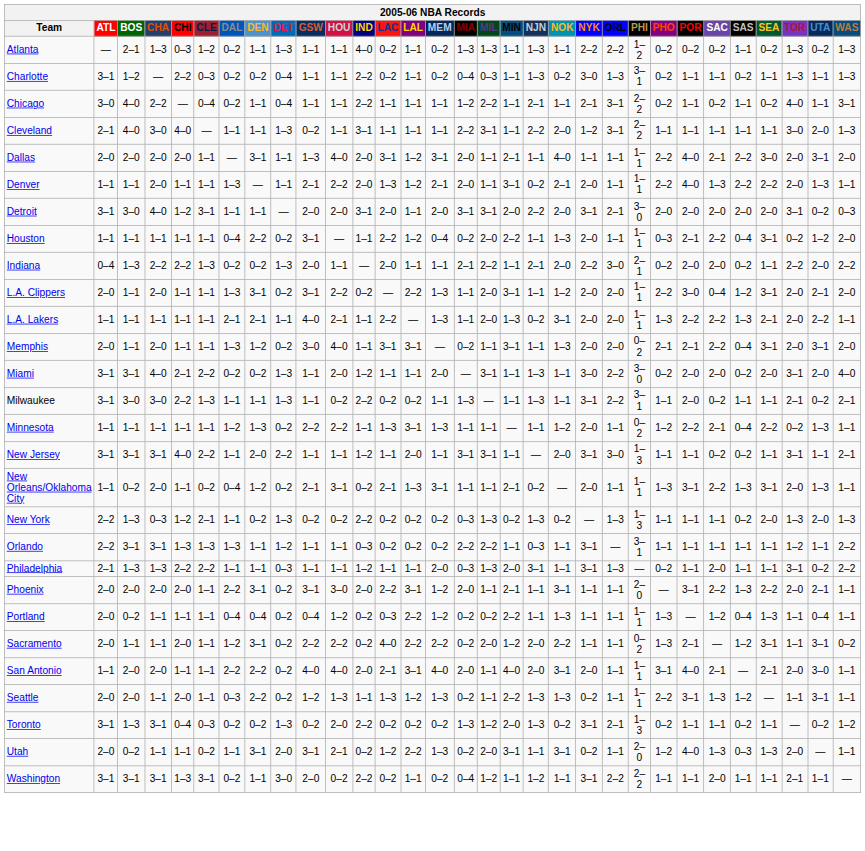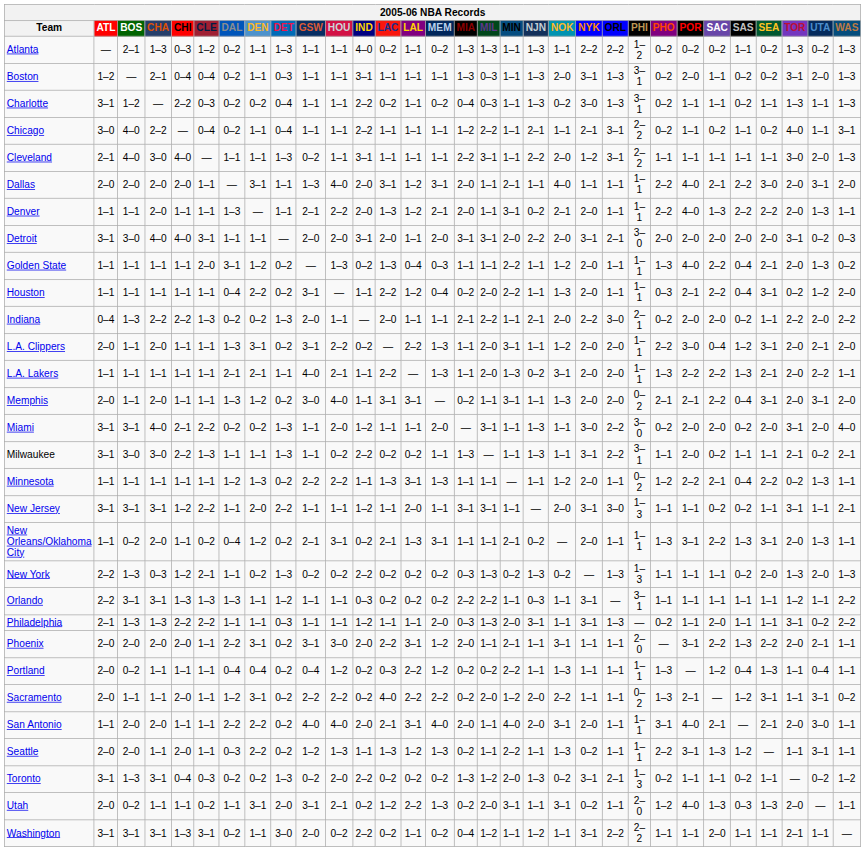+ row: (23, 76)
(183, 212) 1–2 -> (183, 239) 4–0
+ row: (36, 266)
(183, 455) 4–0 -> (183, 509) 1–2
(536, 698) 1–3 -> (536, 752) 1–1
